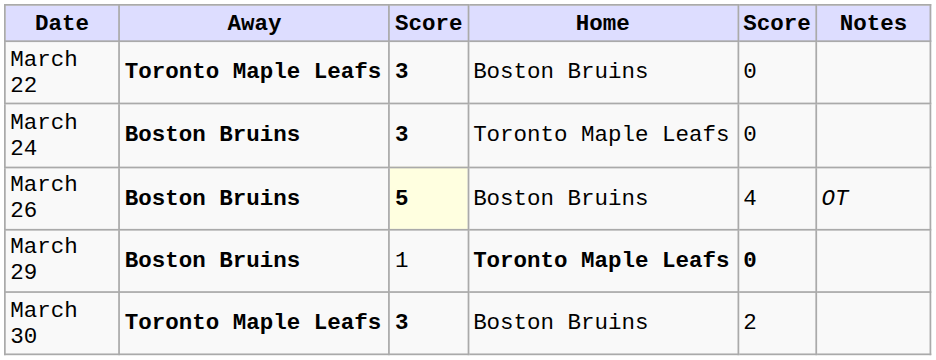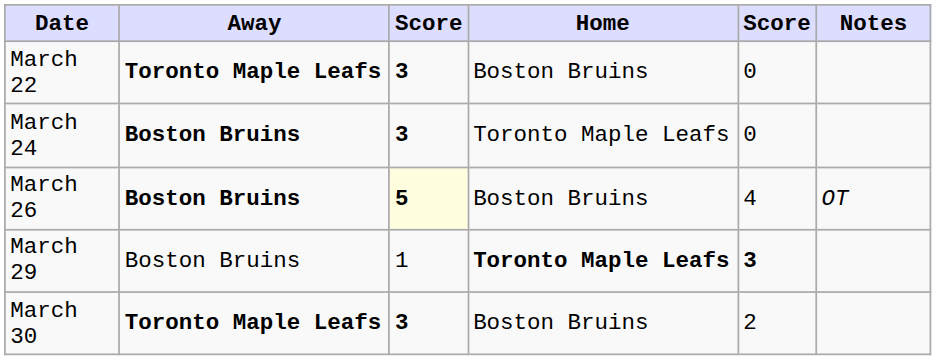(212, 261) bold -> (212, 261) normal
(750, 261) 0 -> (750, 261) 3
